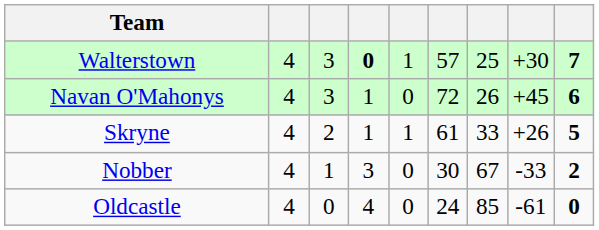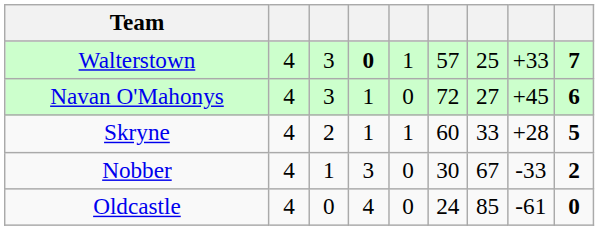(531, 59) +30 -> (531, 59) +33
(487, 96) 26 -> (487, 96) 27
(448, 133) 61 -> (448, 133) 60
(531, 133) +26 -> (531, 133) +28
